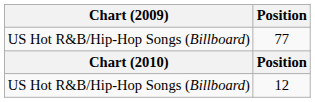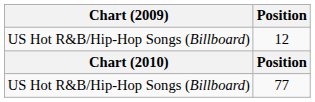rows swapped: (282, 39) <-> (282, 85)
